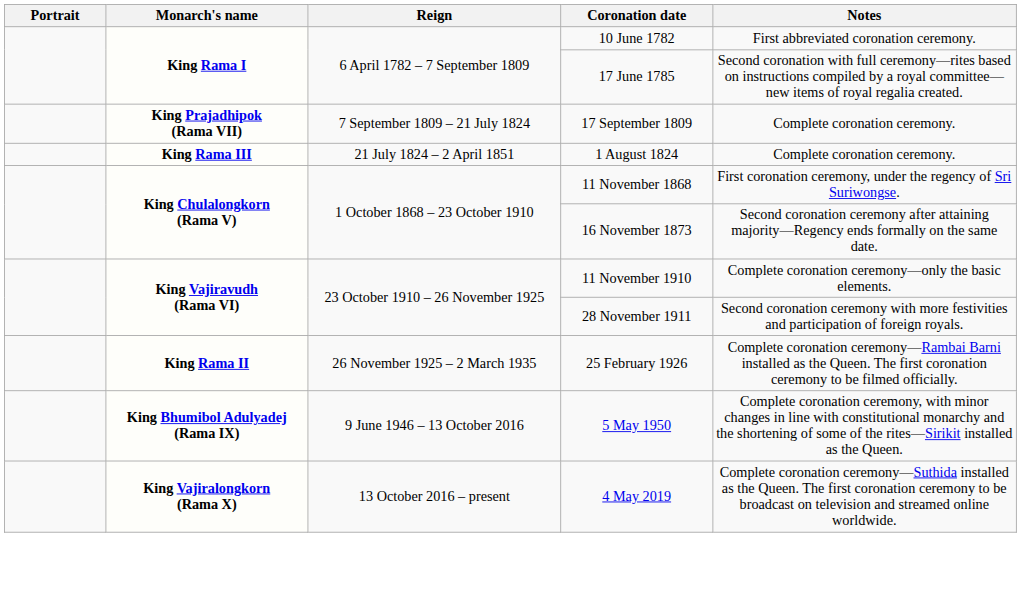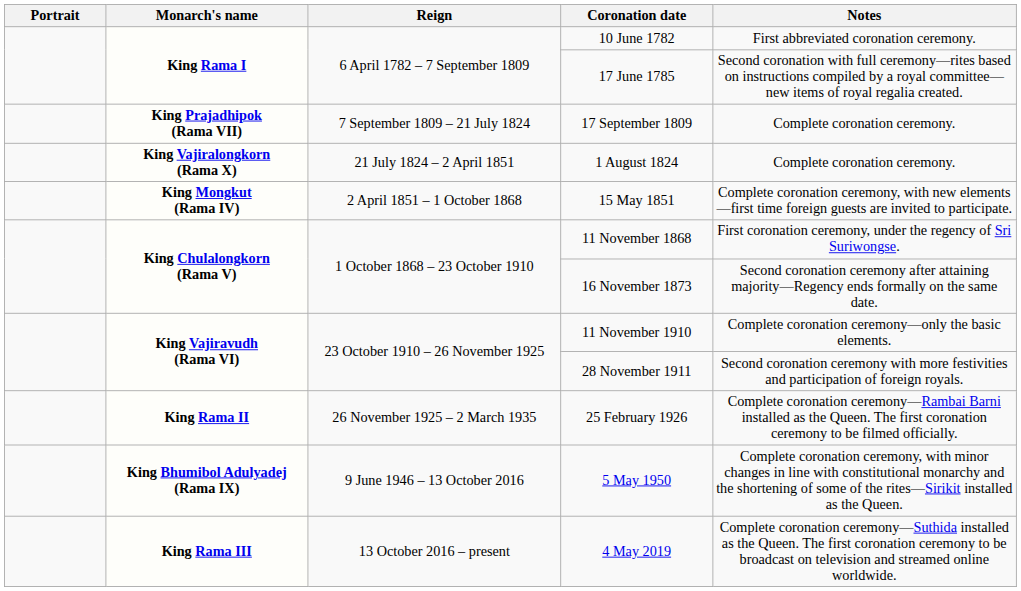(207, 154) King Rama III -> (207, 162) King Vajiralongkorn (Rama X)
+ row: (637, 200)
(207, 496) King Vajiralongkorn (Rama X) -> (207, 551) King Rama III
